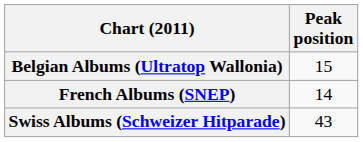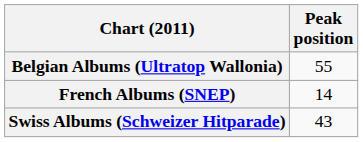(323, 66) 15 -> (323, 66) 55
